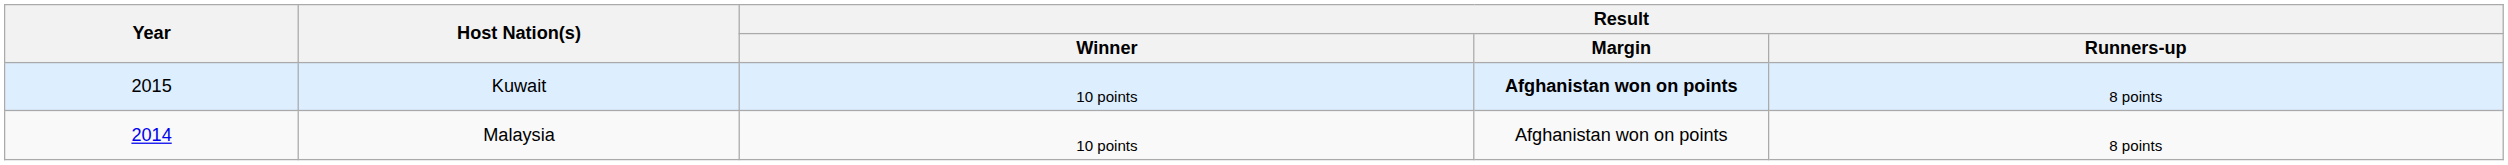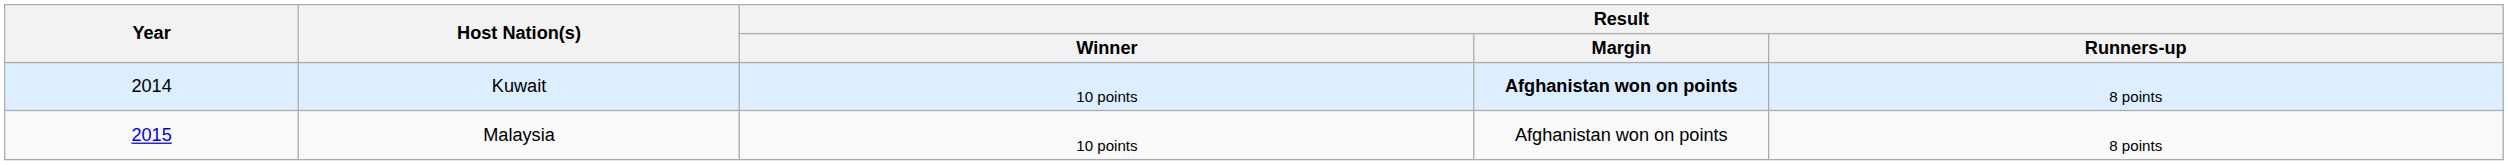(152, 87) 2015 -> (152, 87) 2014
(152, 136) 2014 -> (152, 136) 2015
